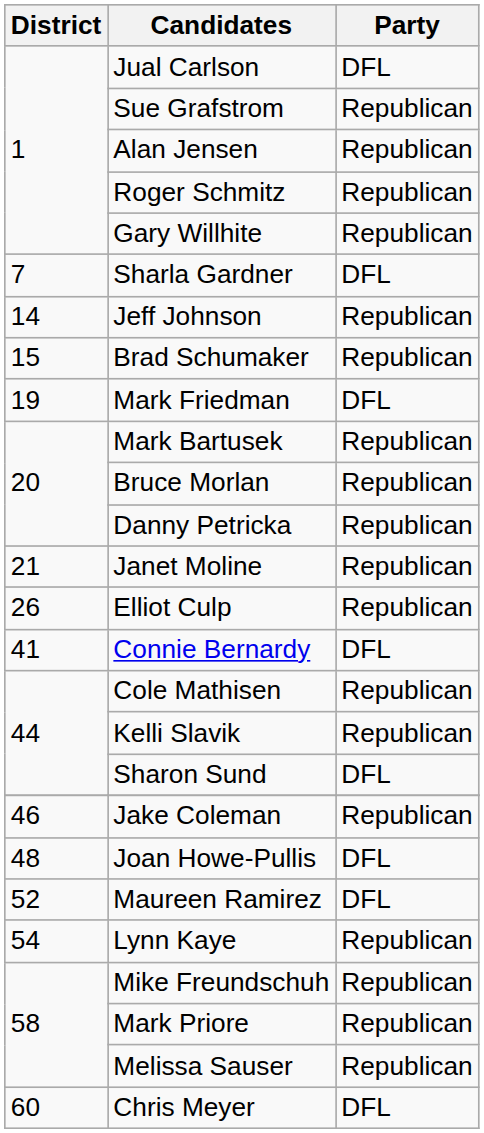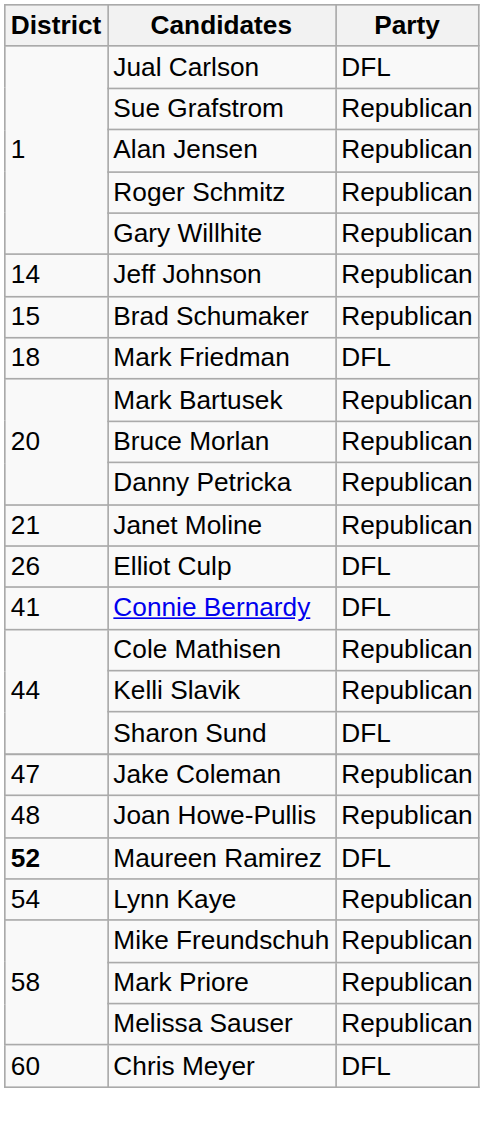- row: (203, 274)
(25, 399) 19 -> (25, 358) 18
(407, 607) Republican -> (366, 566) DFL
(25, 815) 46 -> (25, 774) 47
(366, 857) DFL -> (407, 815) Republican
(25, 899) normal -> (25, 857) bold
